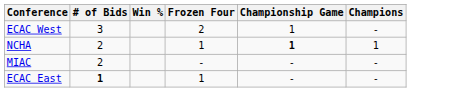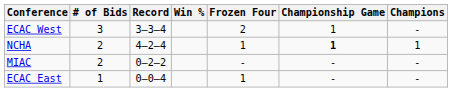+ column: (151, 13)
(100, 79) bold -> (100, 79) normal
